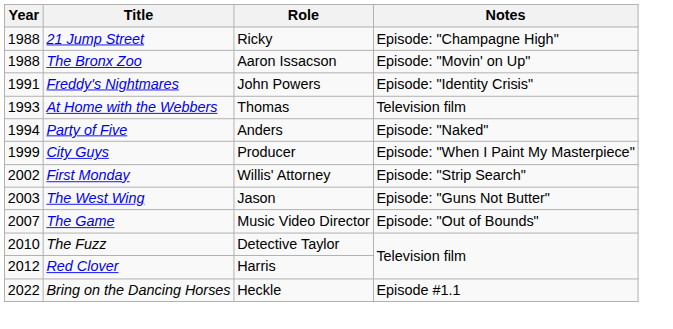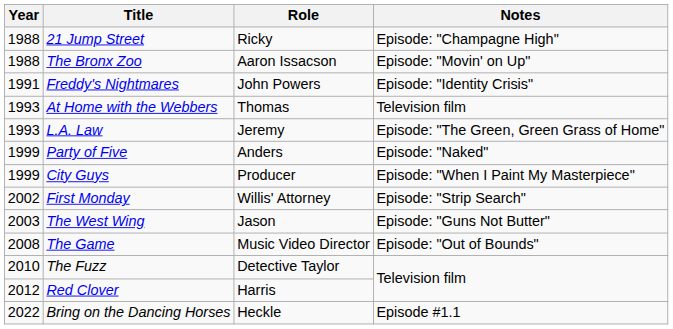+ row: (74, 130)
(24, 130) 1994 -> (24, 152) 1999
(24, 221) 2007 -> (24, 244) 2008
